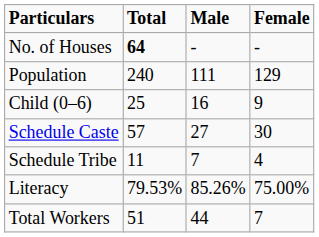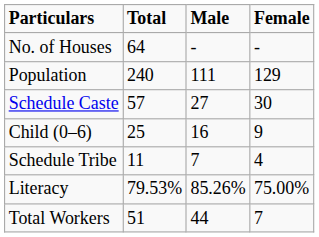(136, 47) bold -> (136, 47) normal
rows swapped: (50, 103) <-> (64, 132)
